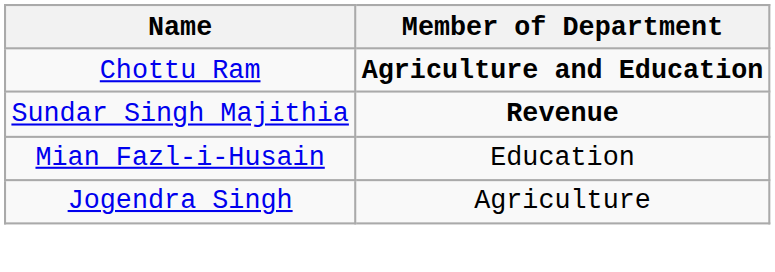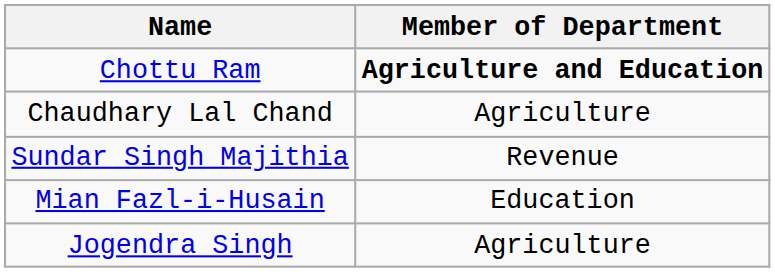+ row: (180, 114)
(563, 114) bold -> (563, 158) normal
